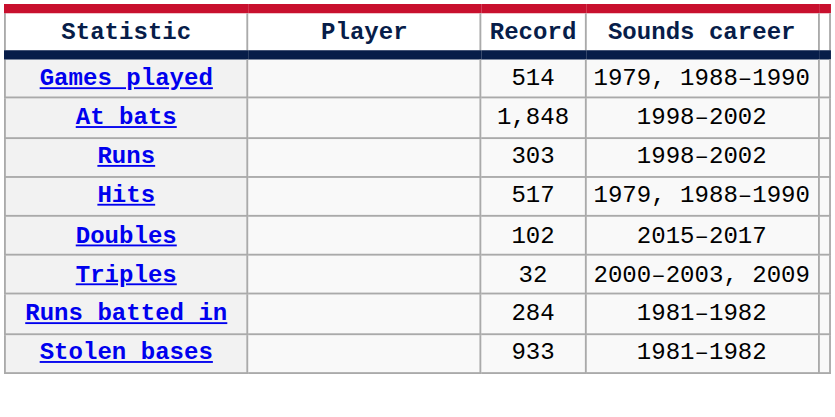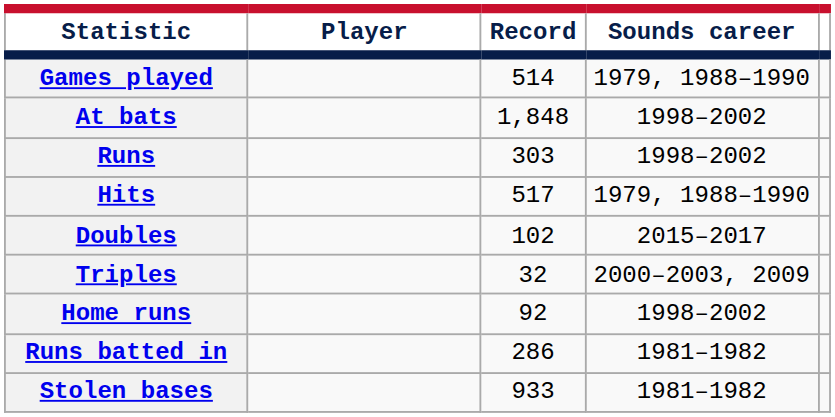+ row: (126, 314)
(533, 314) 284 -> (533, 353) 286
